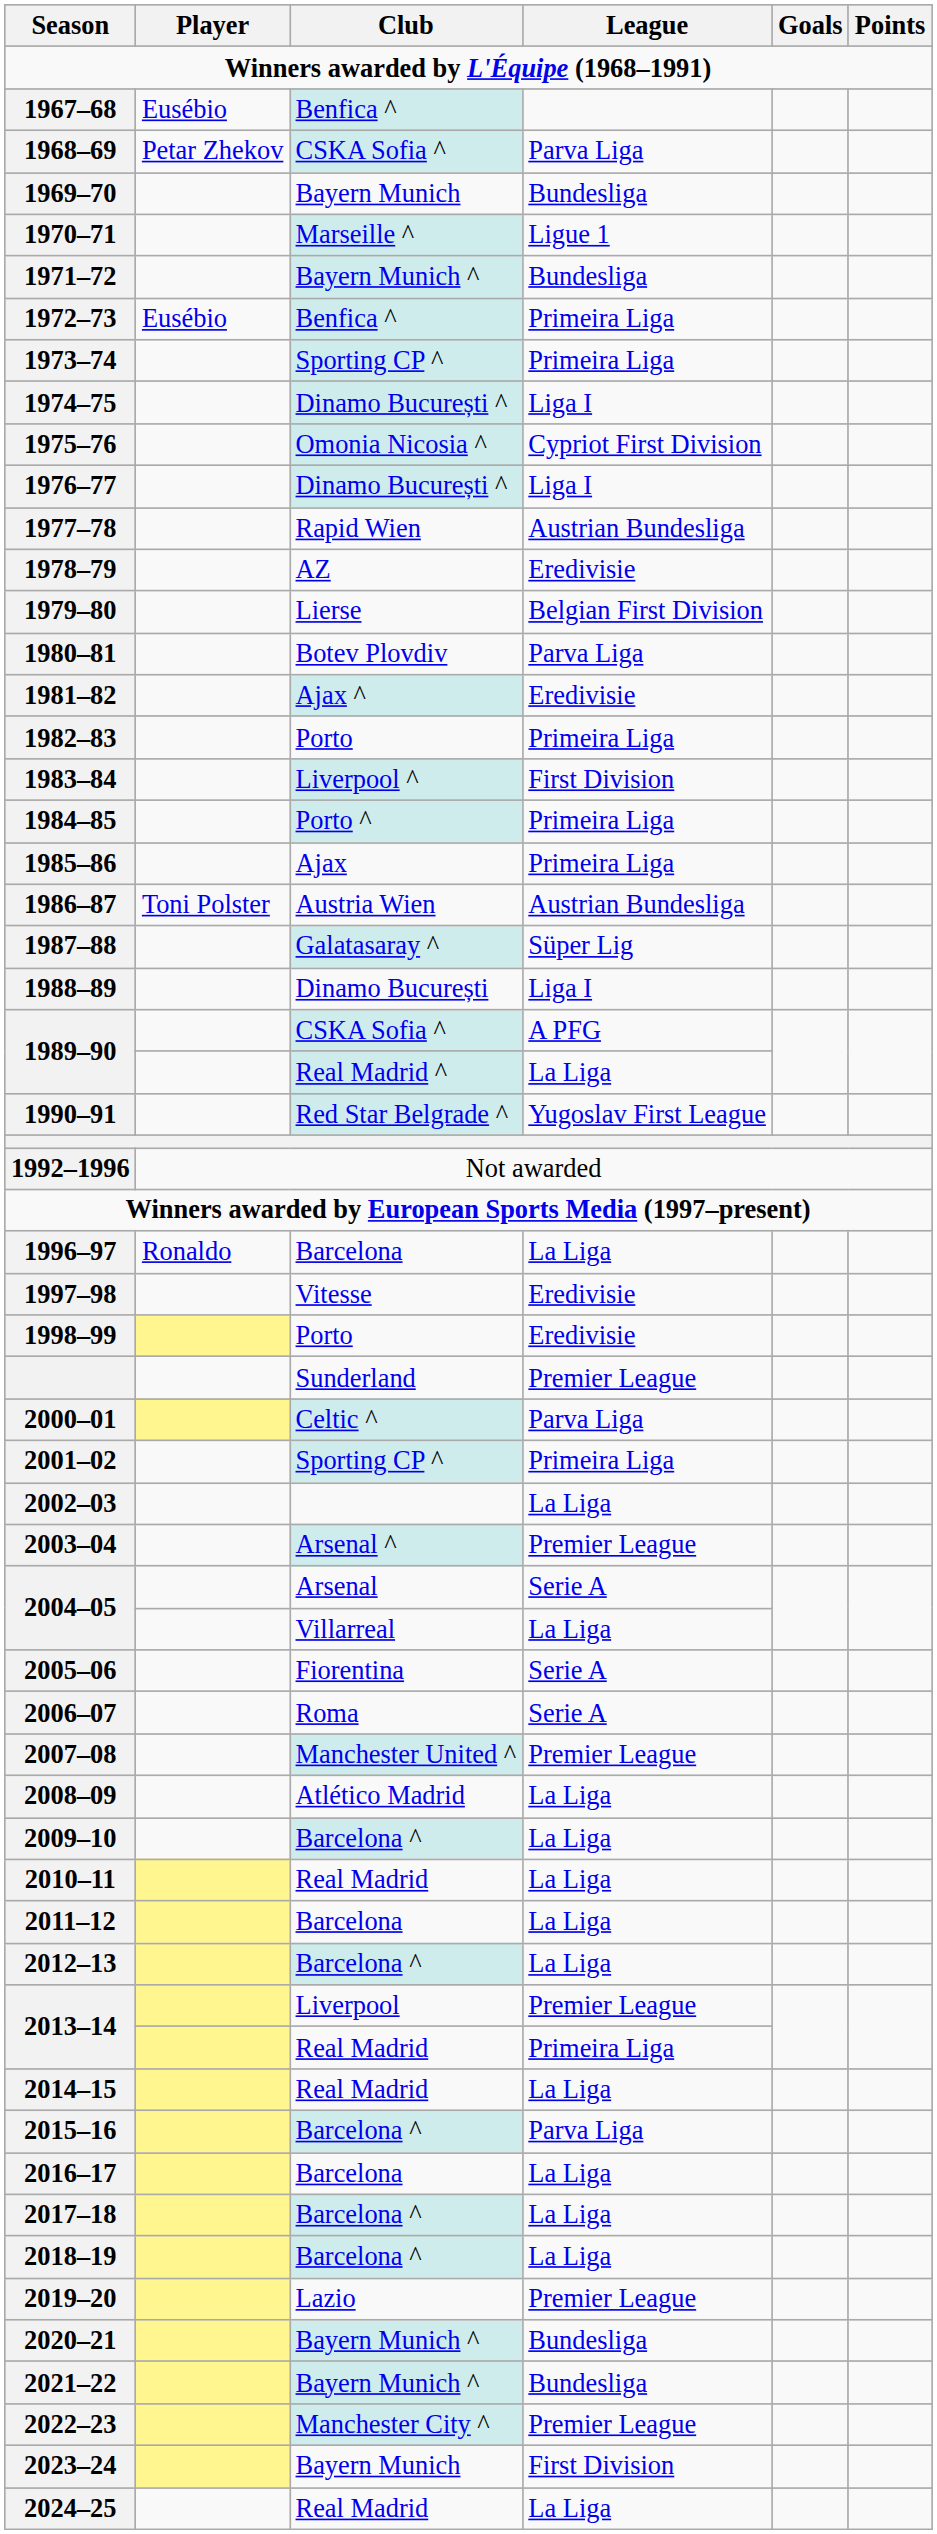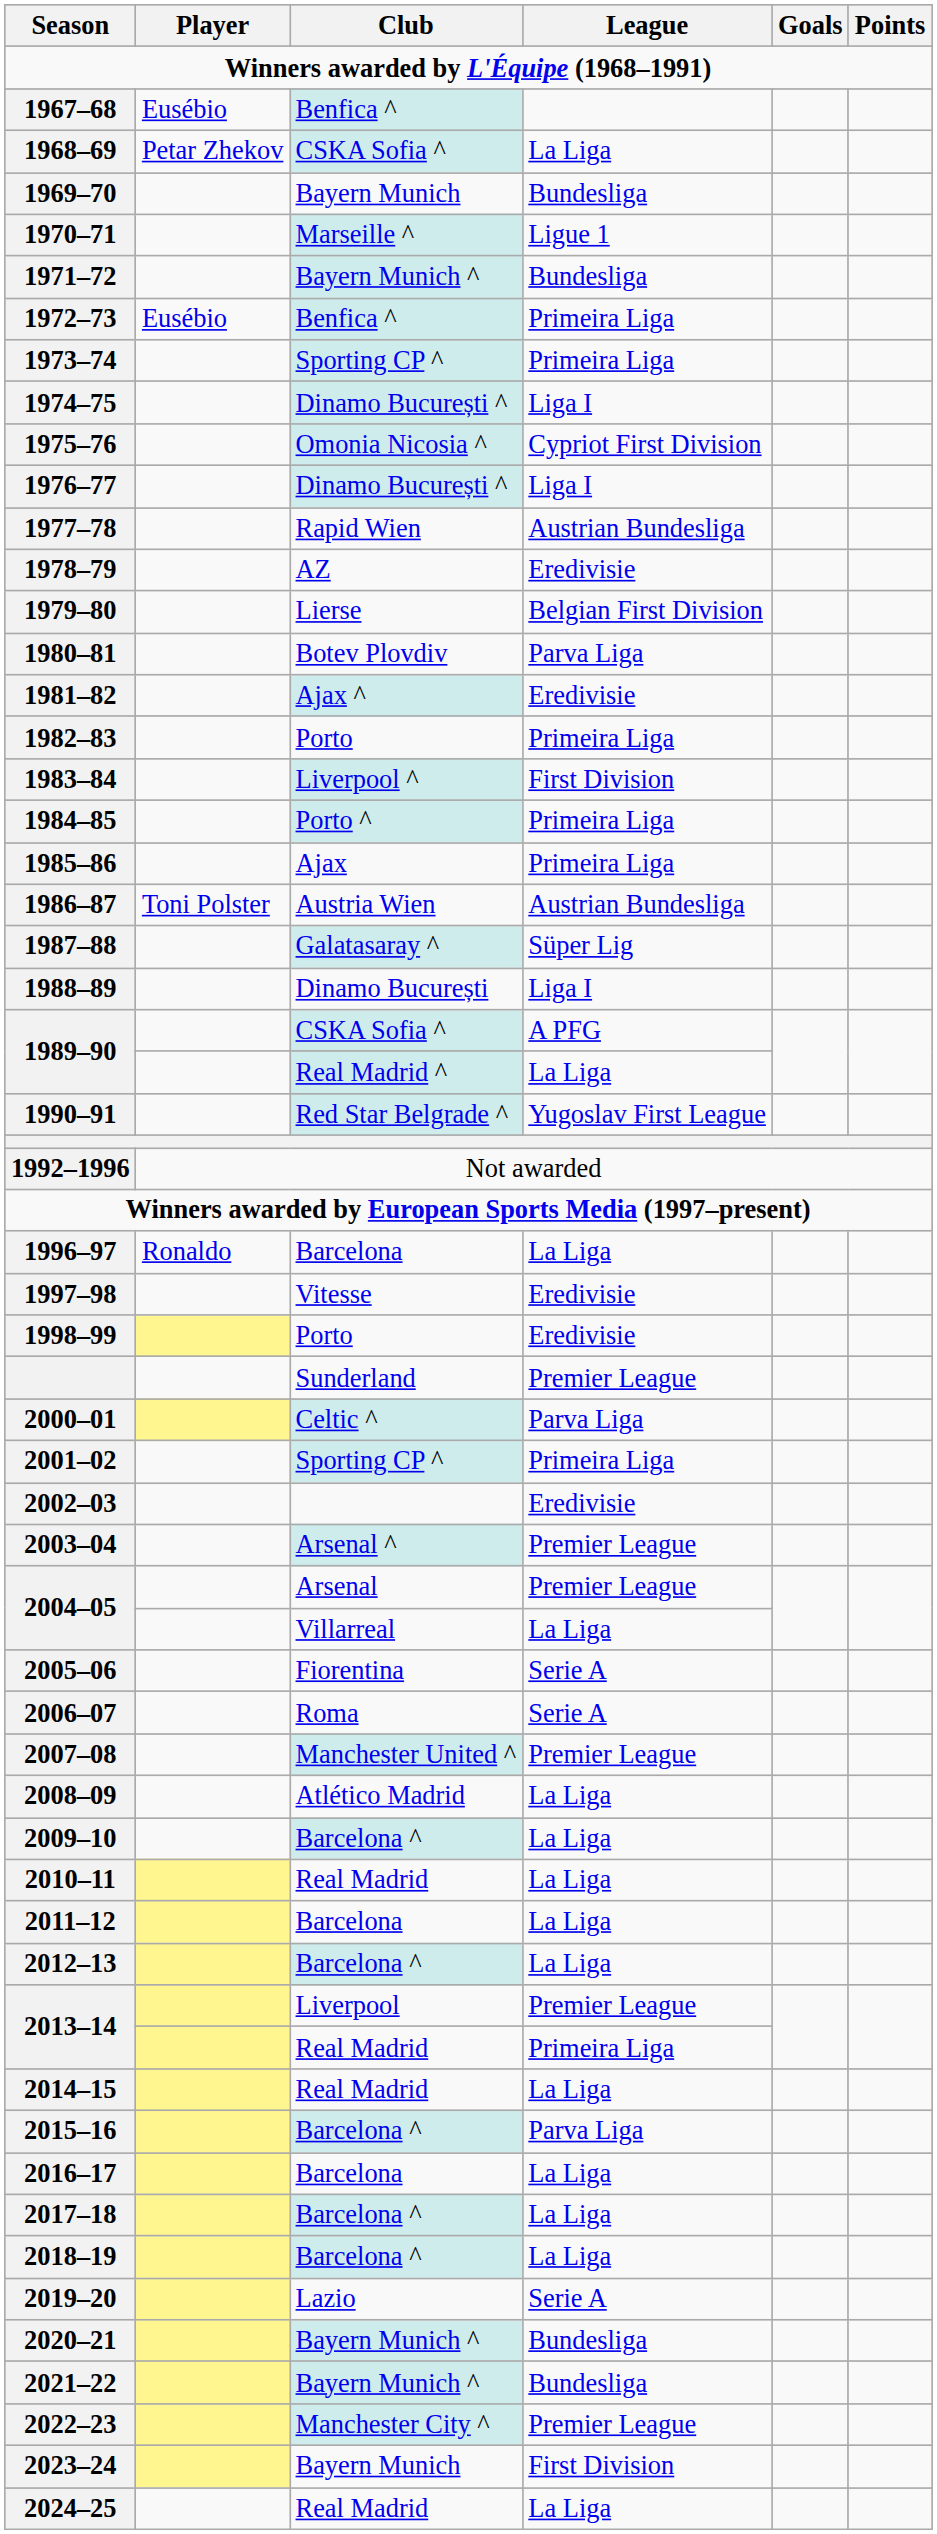(586, 151) Parva Liga -> (570, 151) La Liga
(570, 1503) La Liga -> (582, 1503) Eredivisie
(568, 1586) Serie A -> (612, 1586) Premier League
(612, 2298) Premier League -> (568, 2298) Serie A
